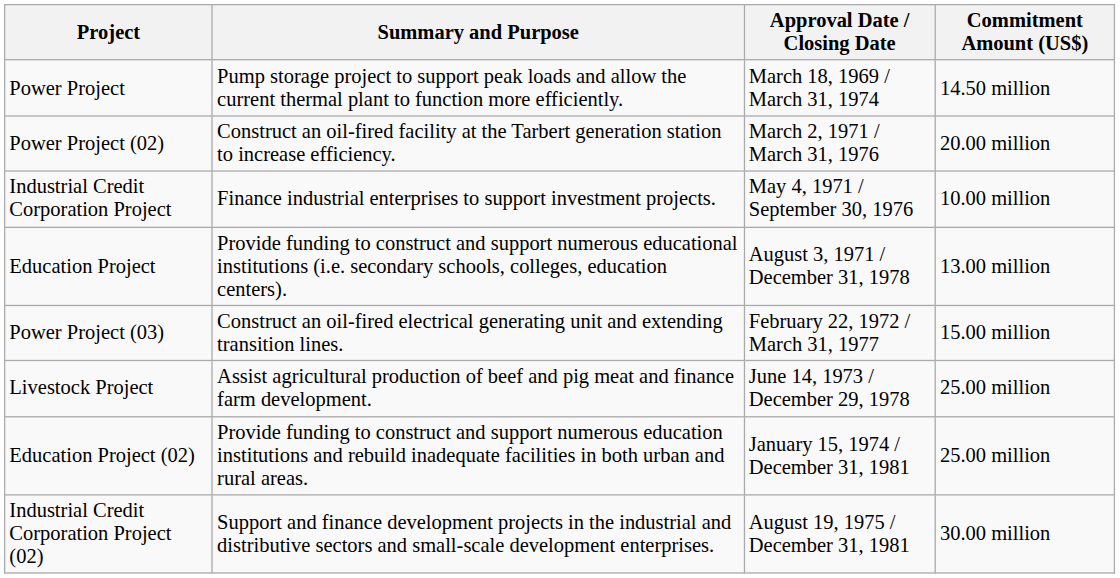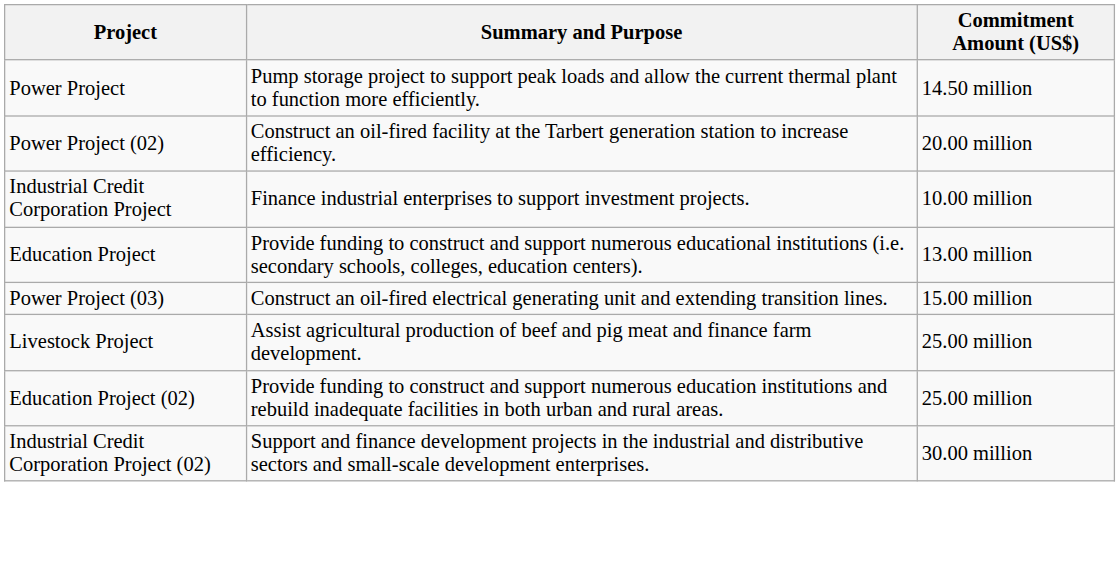- column: (840, 32)
